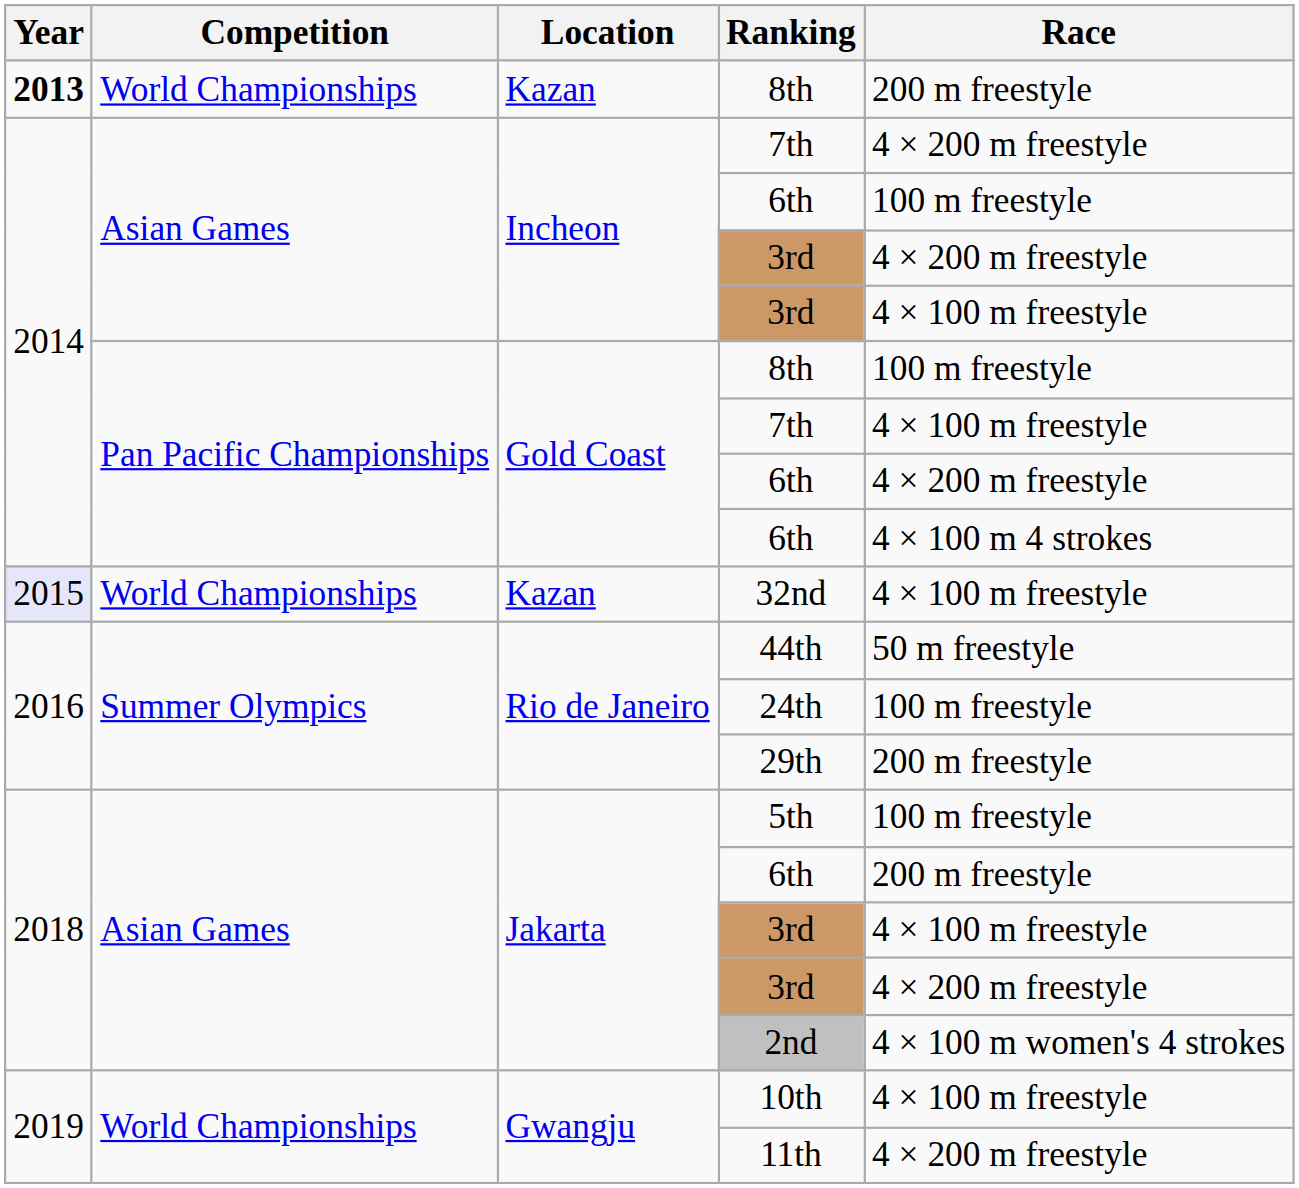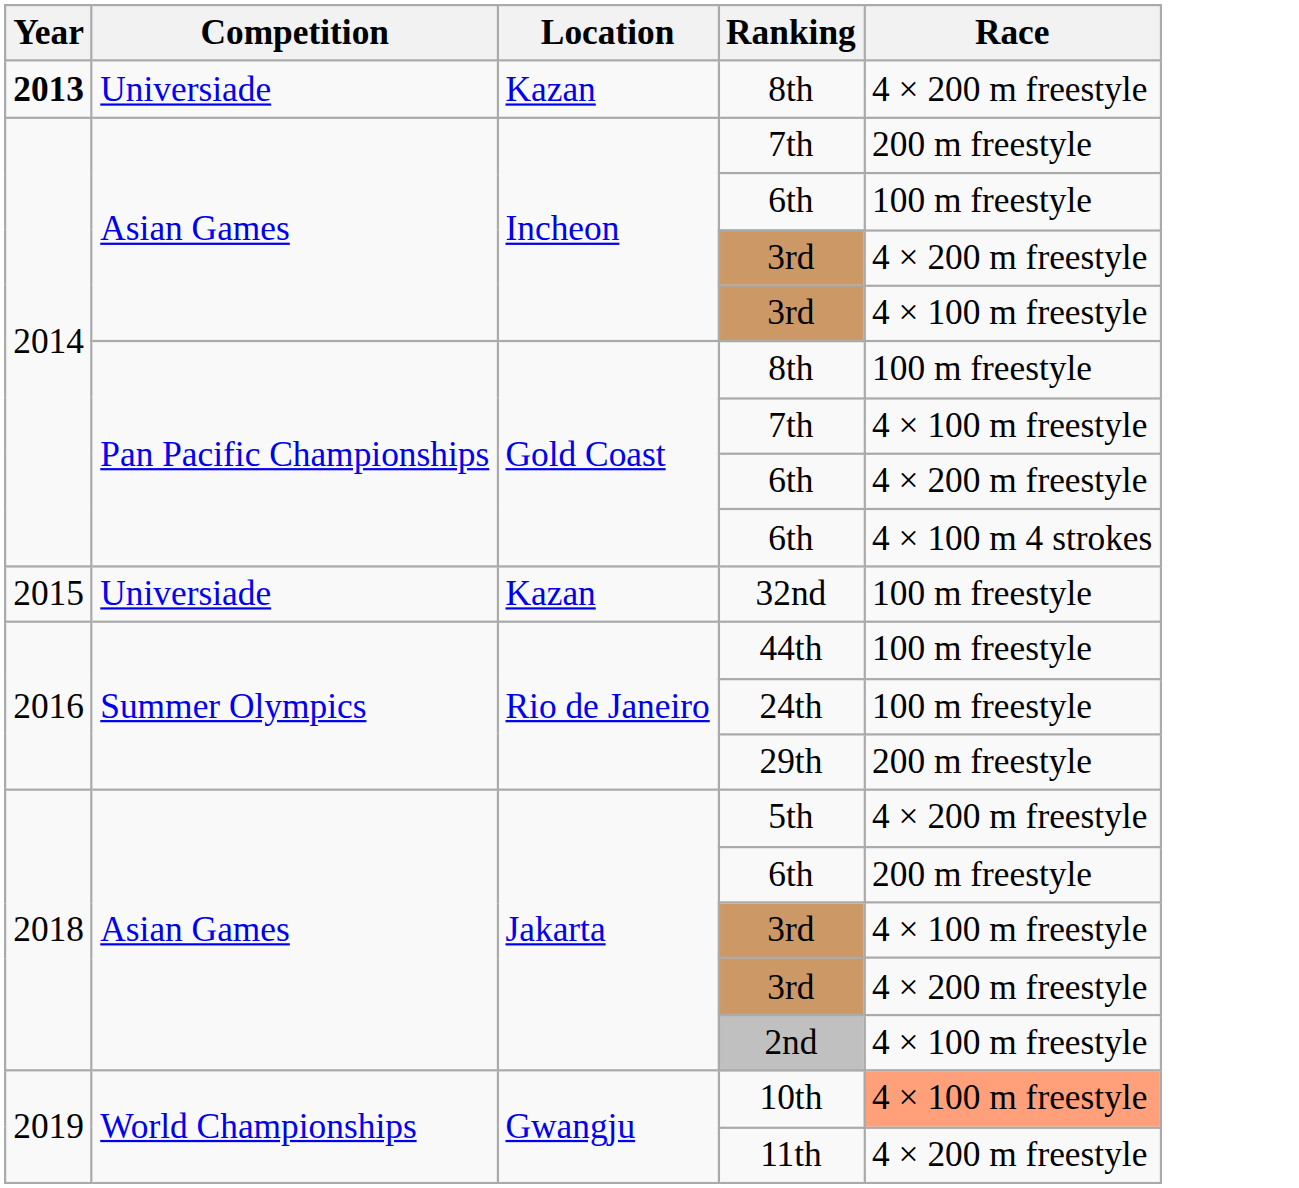(258, 88) World Championships -> (186, 88) Universiade
(982, 88) 200 m freestyle -> (1010, 88) 4 × 200 m freestyle
(1010, 144) 4 × 200 m freestyle -> (982, 144) 200 m freestyle
(49, 593) lavender background -> (49, 593) no background
(258, 593) World Championships -> (186, 593) Universiade
(1010, 593) 4 × 100 m freestyle -> (982, 593) 100 m freestyle
(973, 649) 50 m freestyle -> (982, 649) 100 m freestyle
(982, 817) 100 m freestyle -> (1010, 817) 4 × 200 m freestyle
(1079, 1041) 4 × 100 m women's 4 strokes -> (1010, 1041) 4 × 100 m freestyle
(1010, 1098) no background -> (1010, 1098) lightsalmon background
